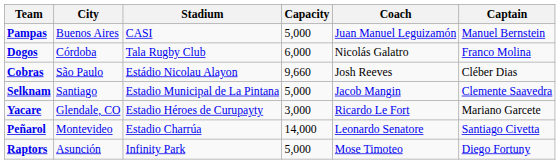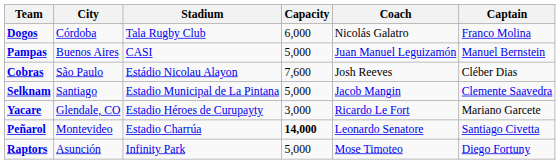rows swapped: (22, 52) <-> (27, 33)
(298, 72) 9,660 -> (298, 72) 7,600
(301, 130) normal -> (301, 130) bold
